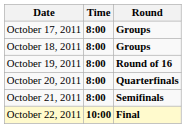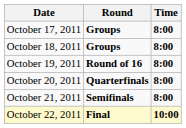columns swapped: (99, 13) <-> (147, 13)
